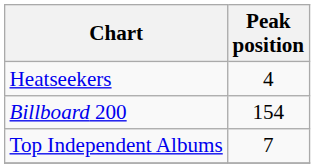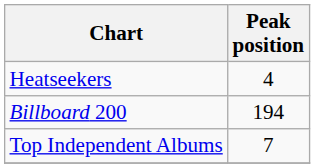(268, 111) 154 -> (268, 111) 194
